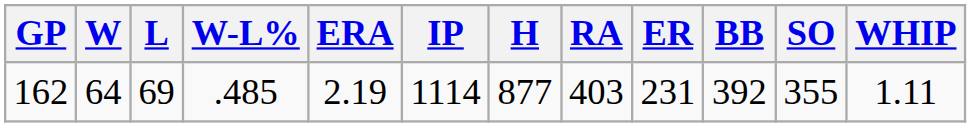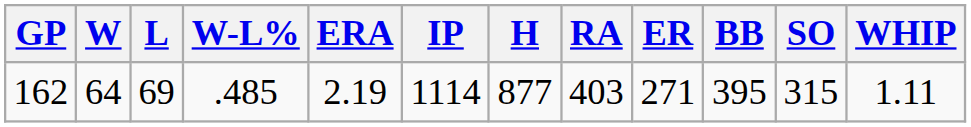(668, 91) 231 -> (668, 91) 271
(739, 91) 392 -> (739, 91) 395
(811, 91) 355 -> (811, 91) 315
